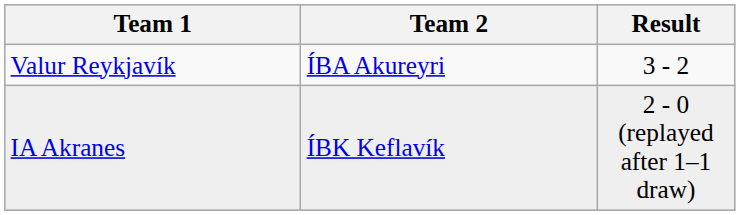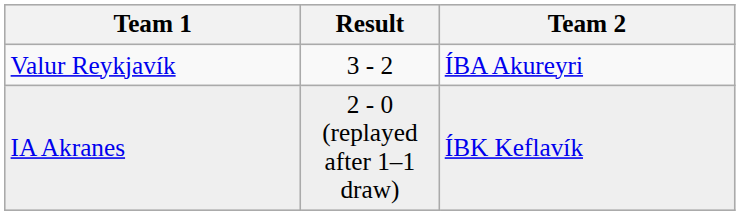columns swapped: (449, 24) <-> (666, 24)
